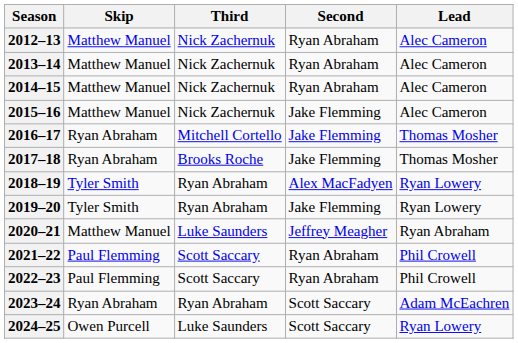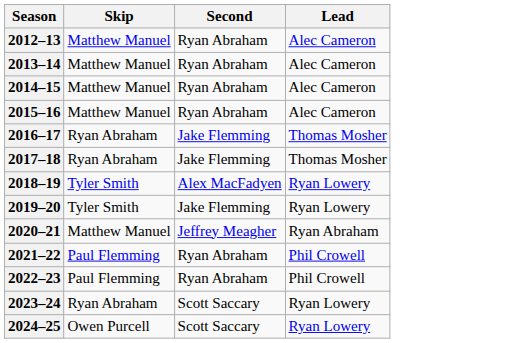- column: (230, 16)
(335, 111) Jake Flemming -> (223, 111) Ryan Abraham
(454, 302) Adam McEachren -> (329, 302) Ryan Lowery
